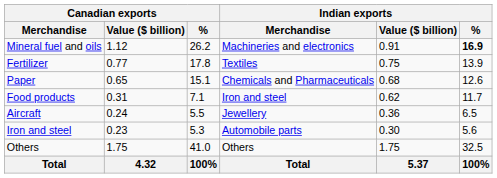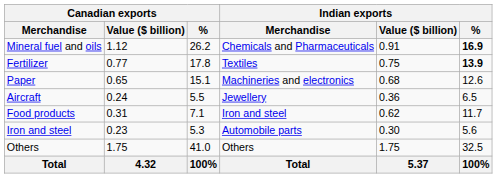(288, 47) Machineries and electronics -> (298, 47) Chemicals and Pharmaceuticals
(473, 64) normal -> (473, 64) bold
(298, 81) Chemicals and Pharmaceuticals -> (288, 81) Machineries and electronics
rows swapped: (41, 97) <-> (24, 114)
